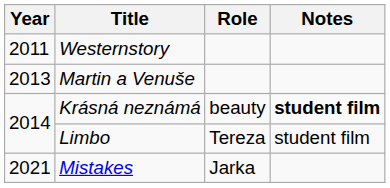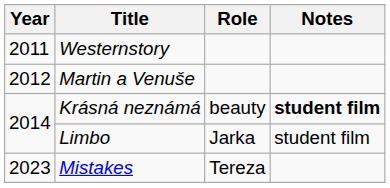(30, 78) 2013 -> (30, 78) 2012
(237, 138) Tereza -> (232, 138) Jarka
(30, 167) 2021 -> (30, 167) 2023
(232, 167) Jarka -> (237, 167) Tereza
